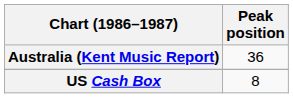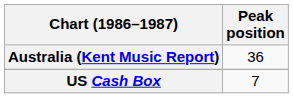(256, 81) 8 -> (256, 81) 7
